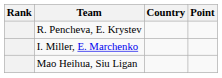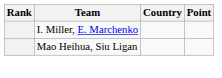- row: (89, 30)
